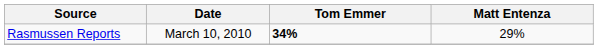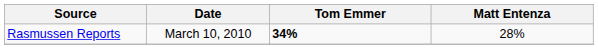(512, 34) 29% -> (512, 34) 28%
